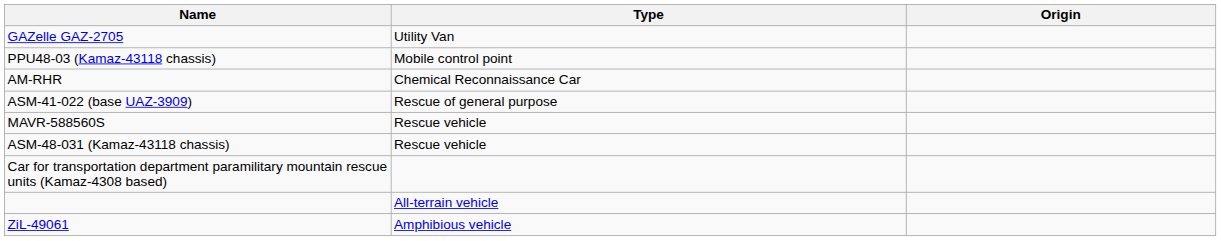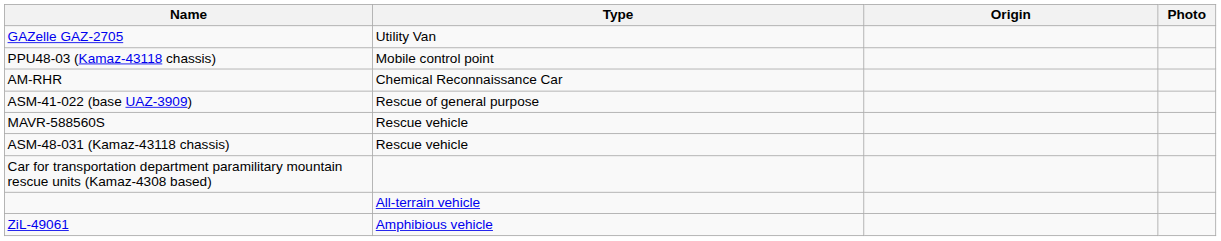+ column: (1187, 15)
